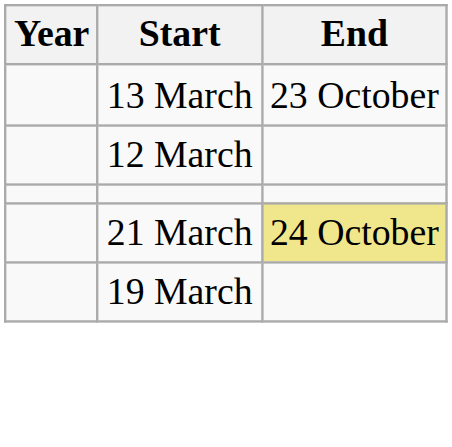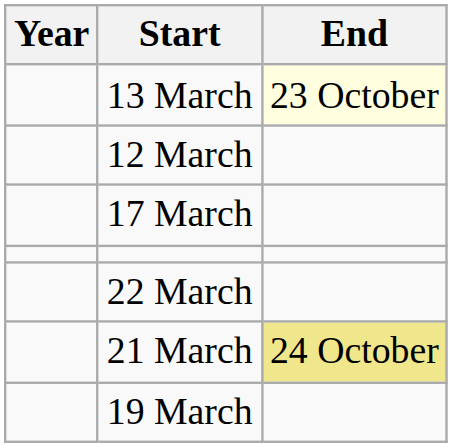(354, 94) no background -> (354, 94) lightyellow background
+ row: (180, 214)
+ row: (180, 291)
